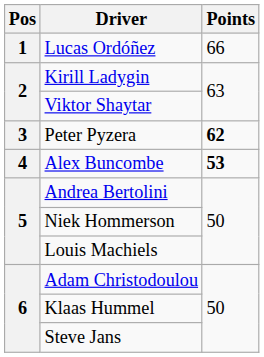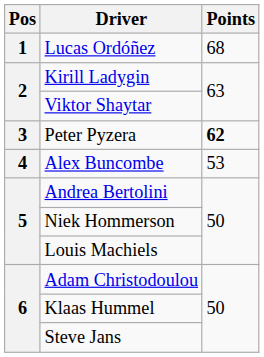(216, 47) 66 -> (216, 47) 68
(216, 163) bold -> (216, 163) normal
